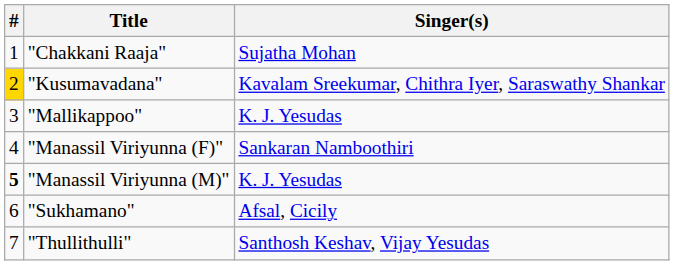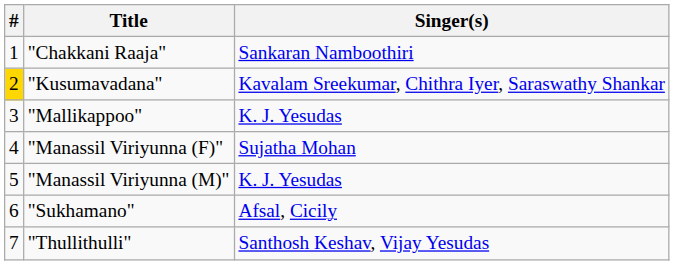(297, 52) Sujatha Mohan -> (326, 52) Sankaran Namboothiri
(326, 147) Sankaran Namboothiri -> (297, 147) Sujatha Mohan
(14, 179) bold -> (14, 179) normal
